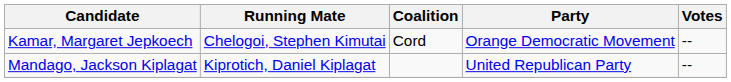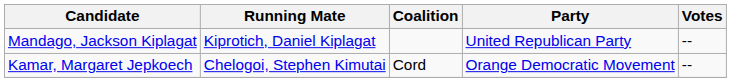rows swapped: (100, 41) <-> (102, 65)
